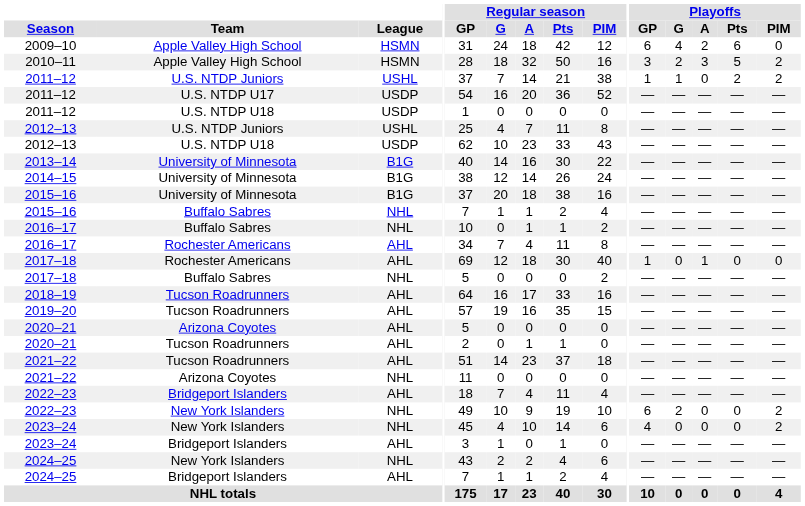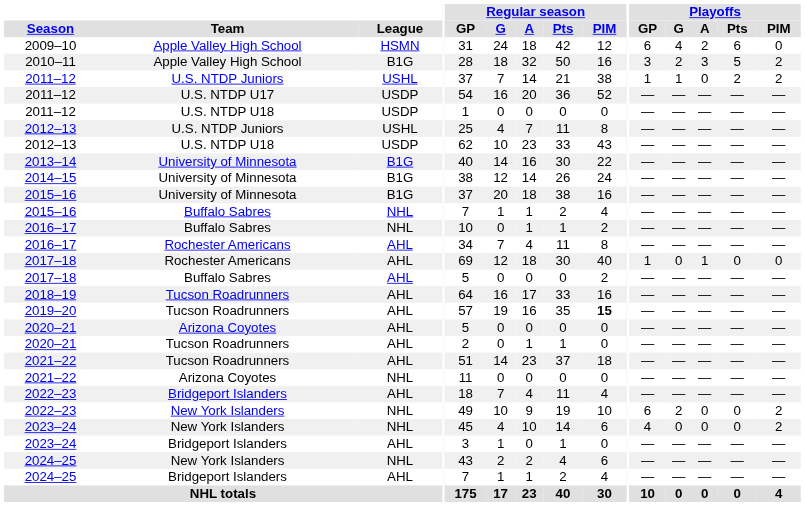(400, 62) HSMN -> (400, 62) B1G
(400, 277) NHL -> (400, 277) AHL
(604, 311) normal -> (604, 311) bold
